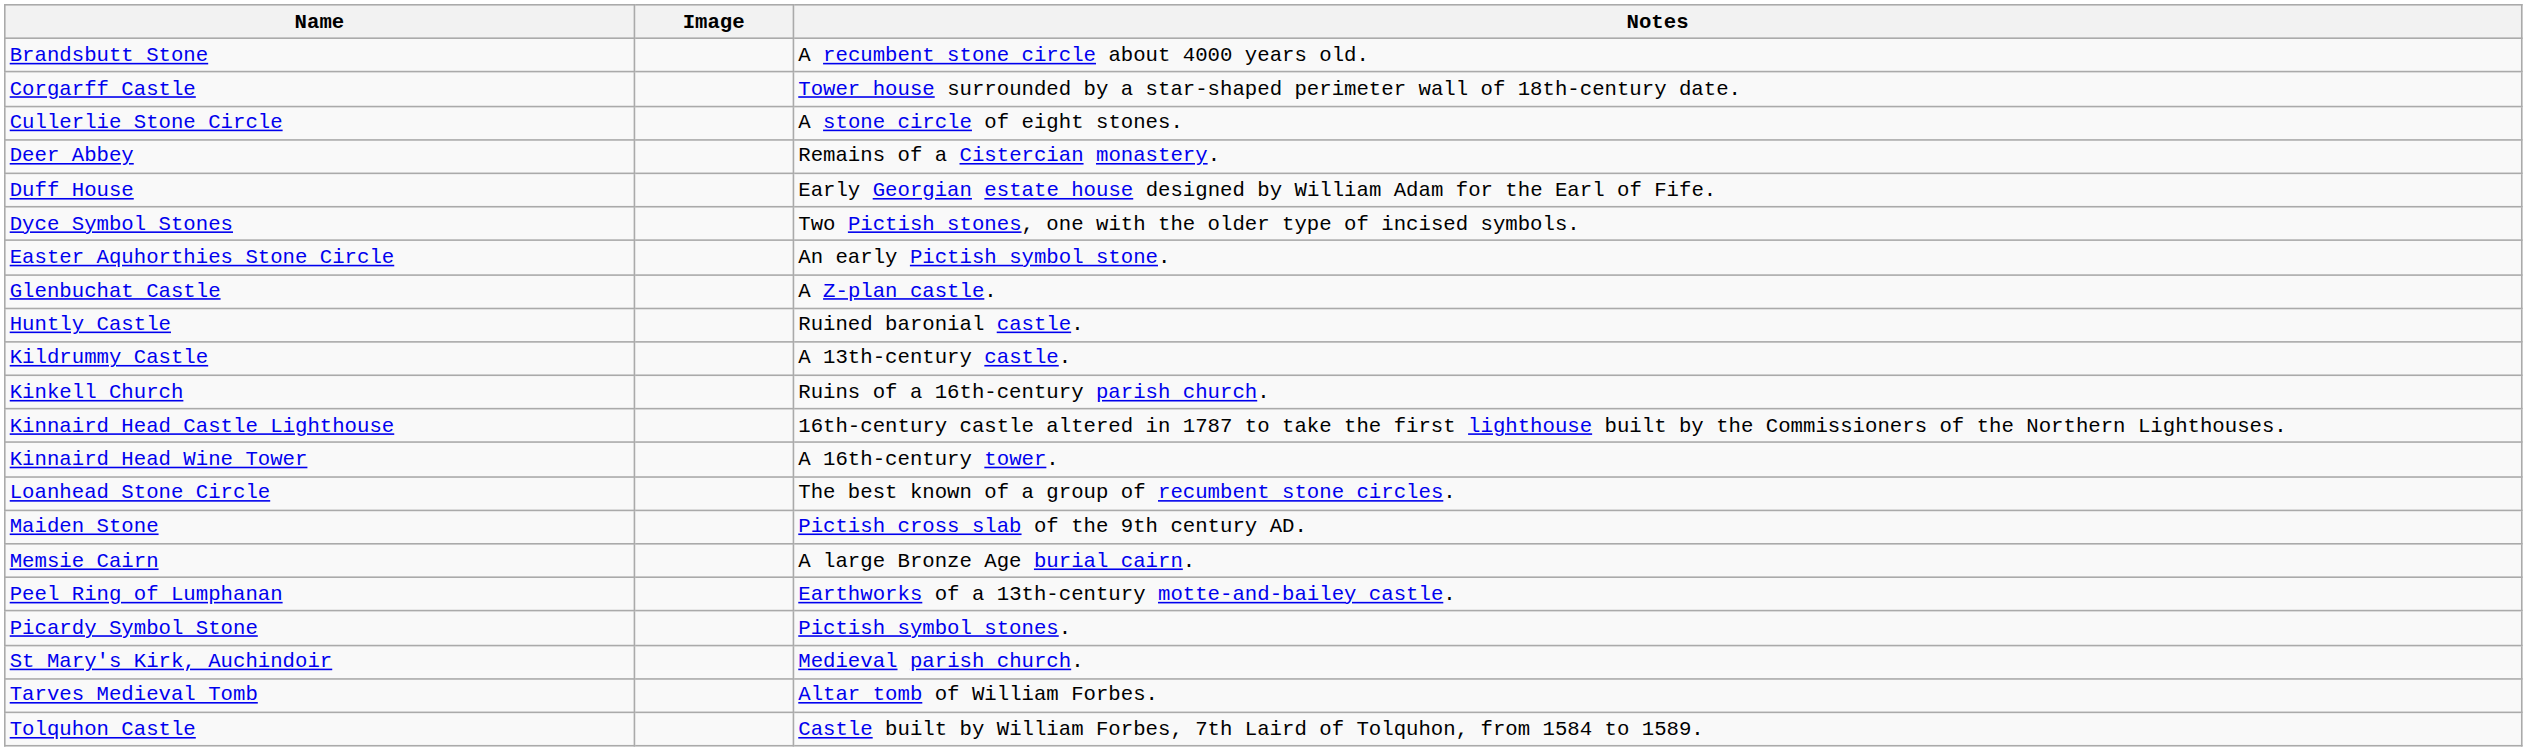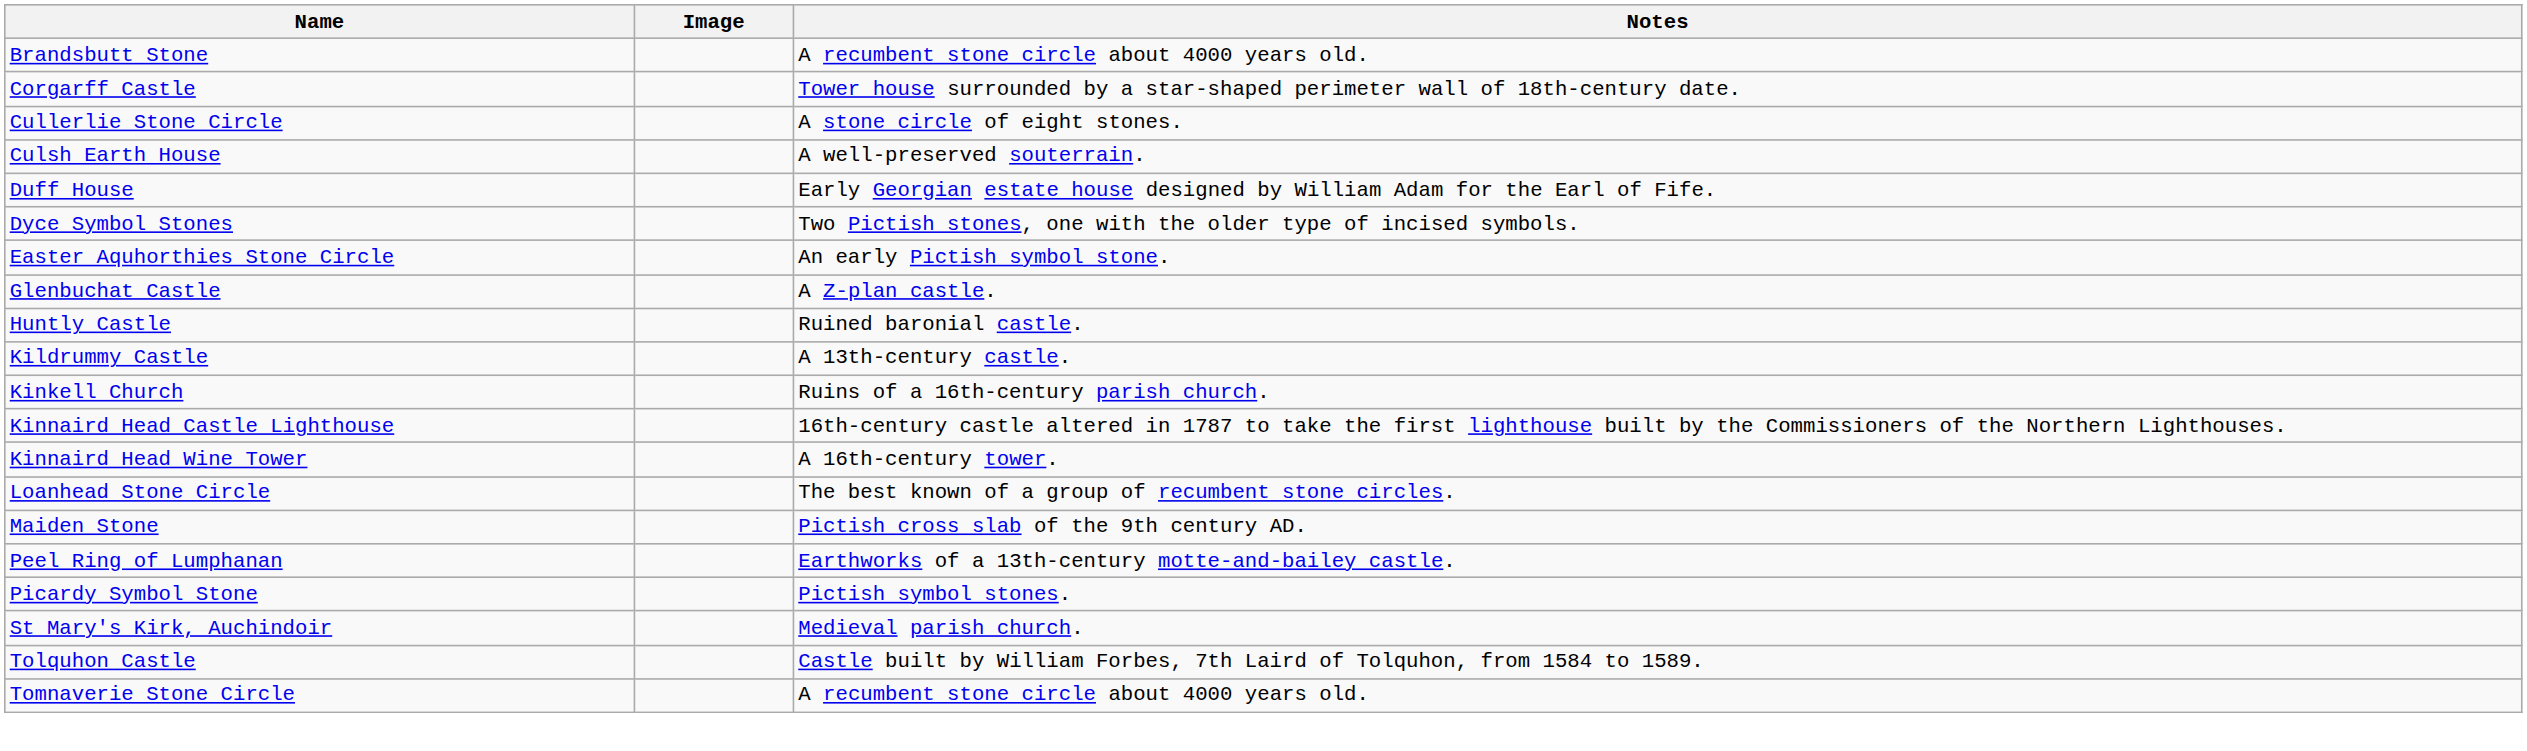+ row: (115, 156)
- row: (72, 156)
- row: (84, 561)
- row: (134, 695)
+ row: (152, 695)
